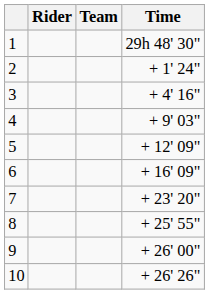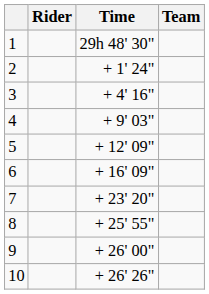columns swapped: (99, 17) <-> (163, 17)
